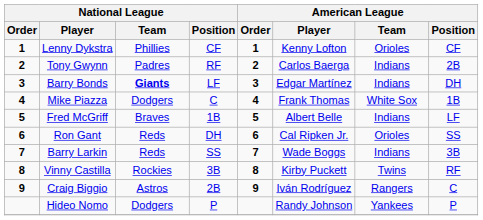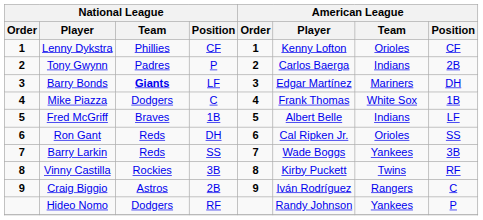(214, 65) RF -> (214, 65) P
(392, 83) Indians -> (392, 83) Mariners
(392, 153) Indians -> (392, 153) Yankees
(214, 205) P -> (214, 205) RF
